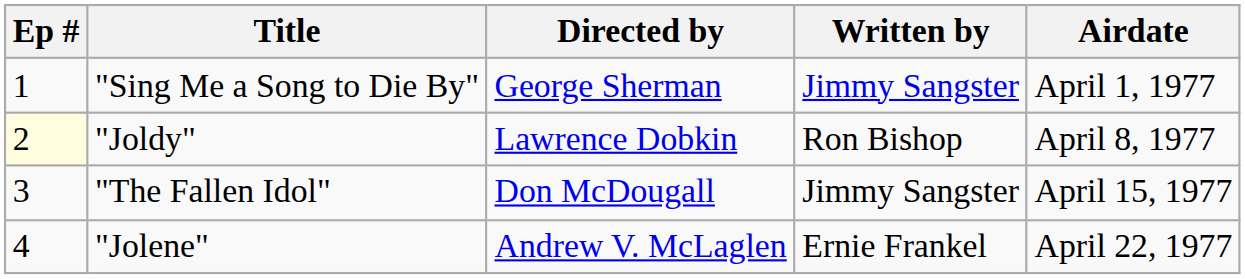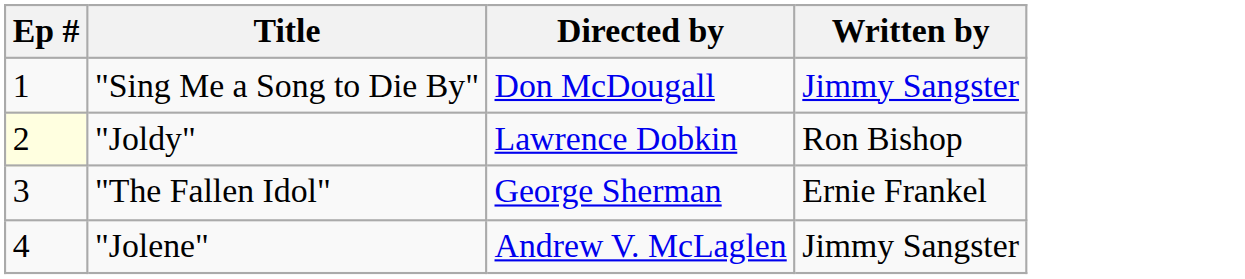- column: (1133, 31)
(608, 84) George Sherman -> (605, 84) Don McDougall
(605, 191) Don McDougall -> (608, 191) George Sherman
(911, 191) Jimmy Sangster -> (895, 191) Ernie Frankel
(895, 245) Ernie Frankel -> (911, 245) Jimmy Sangster
